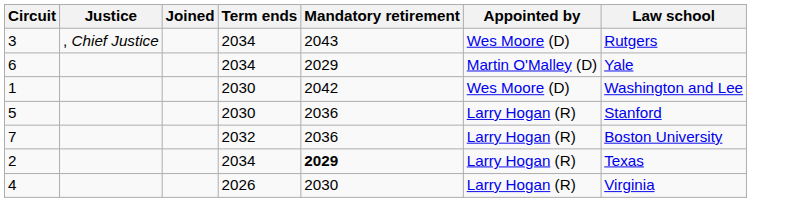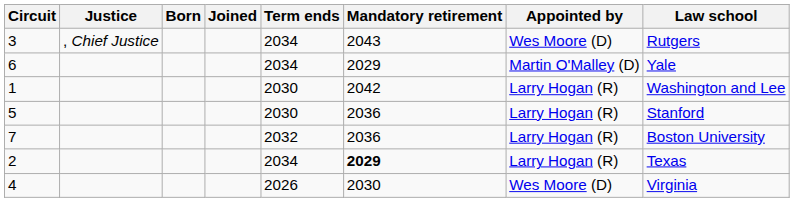+ column: (183, 16)
(518, 88) Wes Moore (D) -> (564, 88) Larry Hogan (R)
(521, 185) Larry Hogan (R) -> (561, 185) Wes Moore (D)
